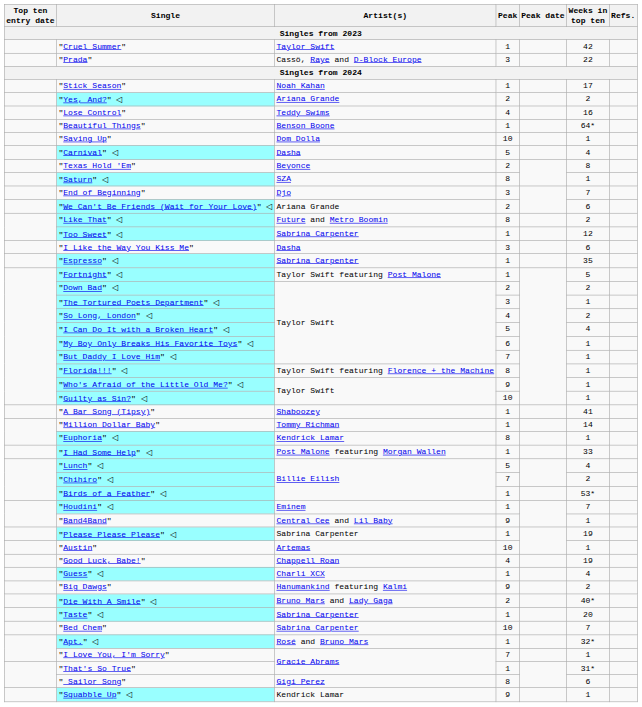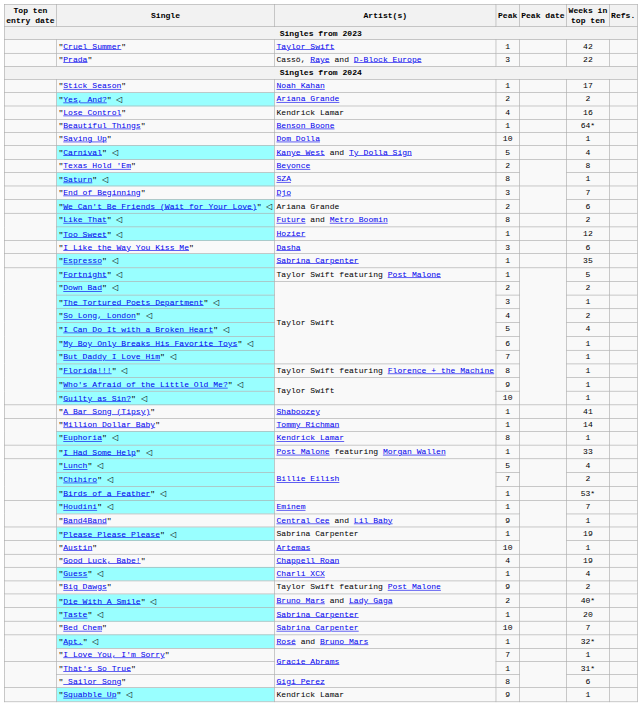(303, 113) Teddy Swims -> (310, 113) Kendrick Lamar
(289, 152) Dasha -> (344, 152) Kanye West and Ty Dolla Sign
(318, 234) Sabrina Carpenter -> (291, 234) Hozier
(342, 587) Hanumankind featuring Kalmi -> (359, 587) Taylor Swift featuring Post Malone
